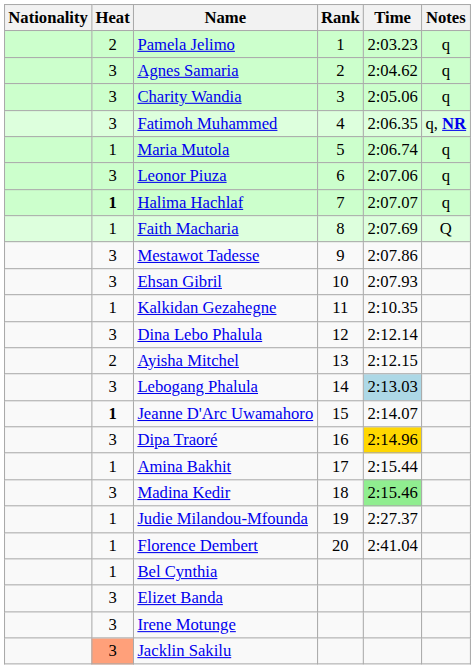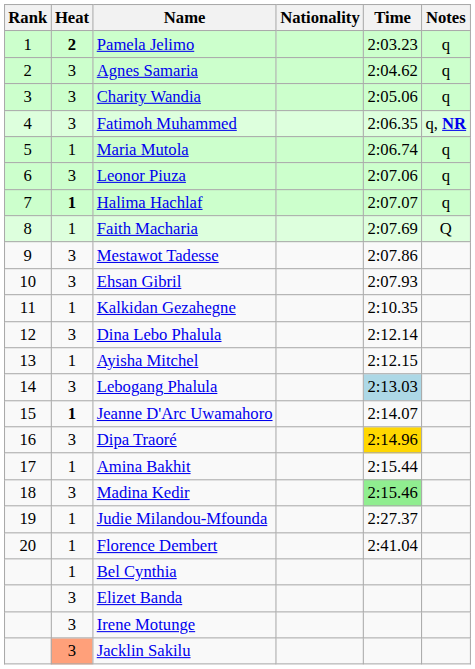columns swapped: (340, 17) <-> (48, 17)
(113, 44) normal -> (72, 44) bold
(113, 360) 2 -> (72, 360) 1
